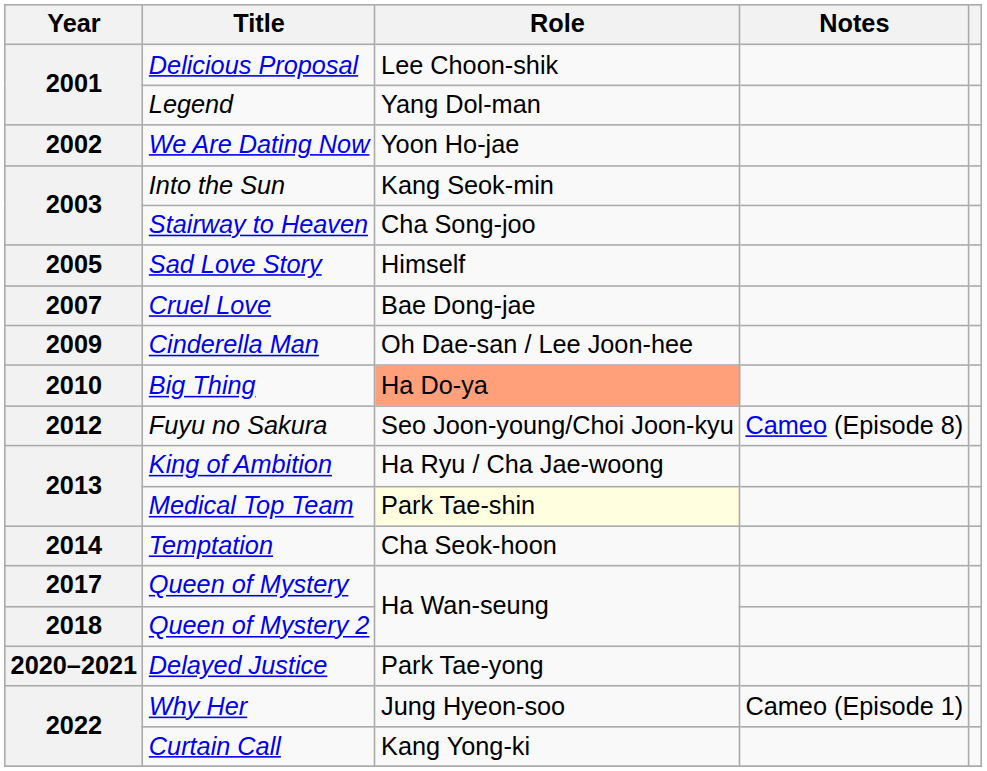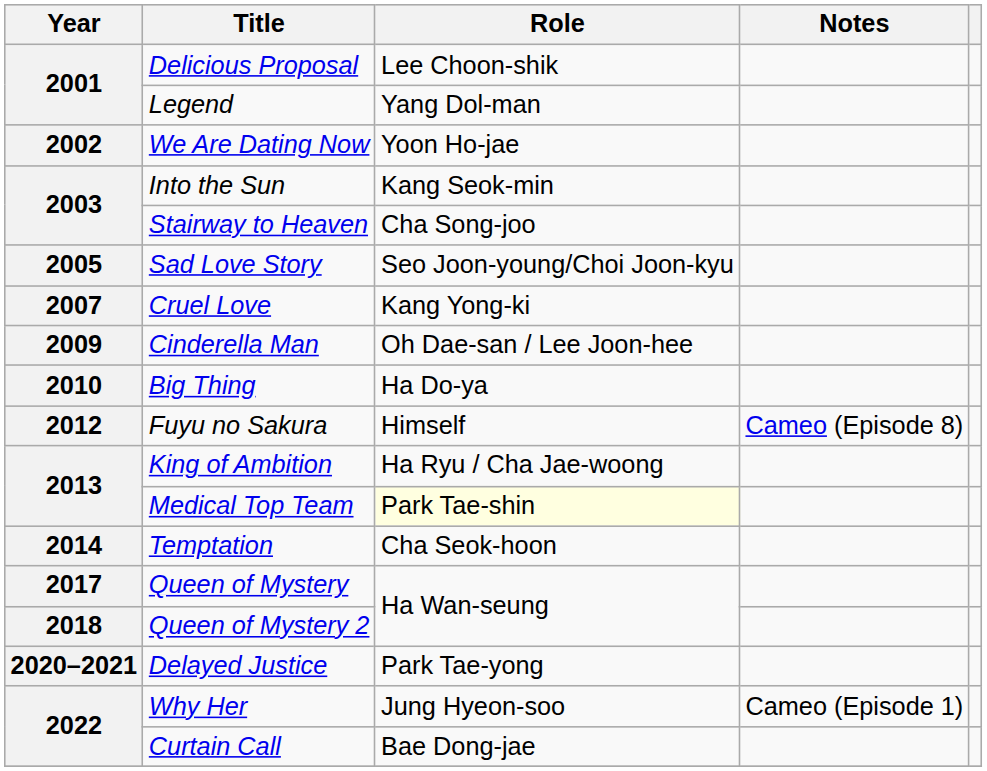(423, 265) Himself -> (557, 265) Seo Joon-young/Choi Joon-kyu
(458, 305) Bae Dong-jae -> (456, 305) Kang Yong-ki
(434, 385) lightsalmon background -> (434, 385) no background
(557, 425) Seo Joon-young/Choi Joon-kyu -> (423, 425) Himself
(456, 746) Kang Yong-ki -> (458, 746) Bae Dong-jae
